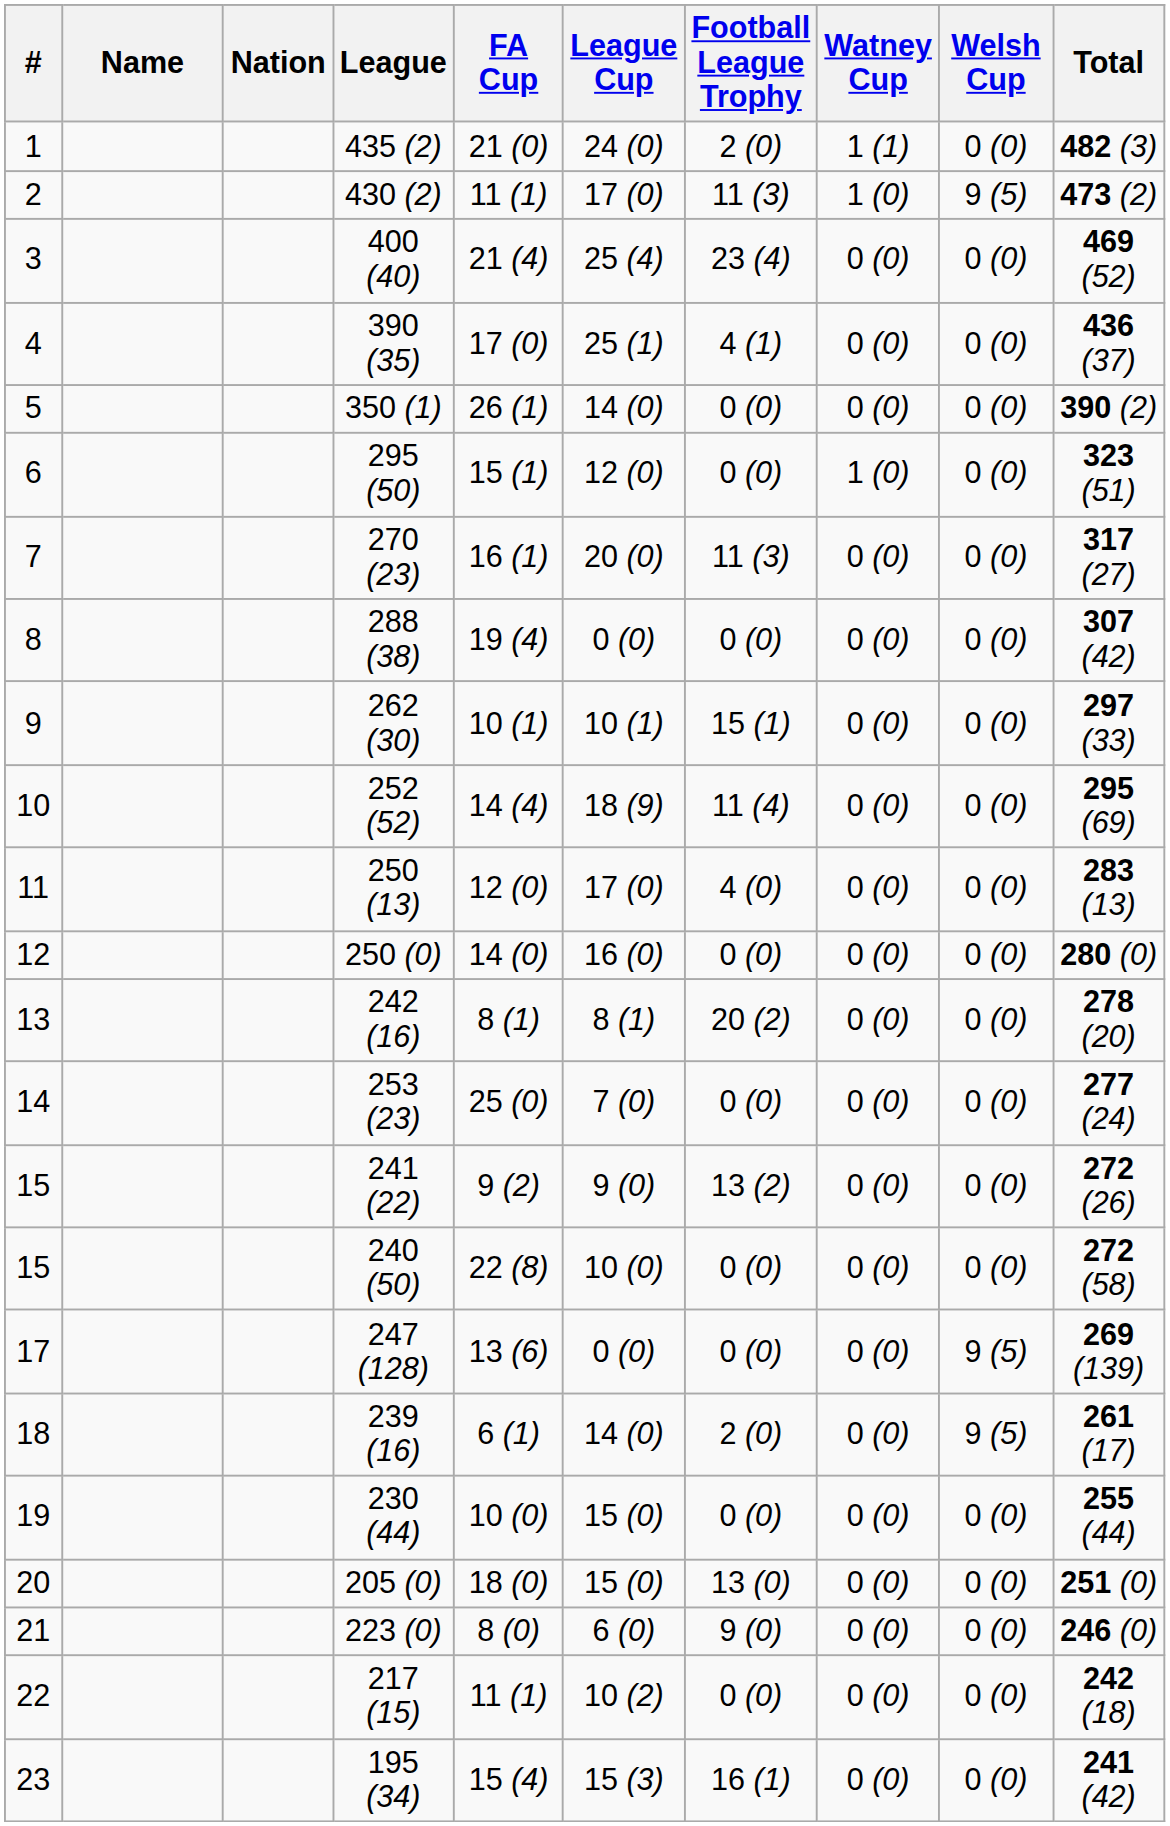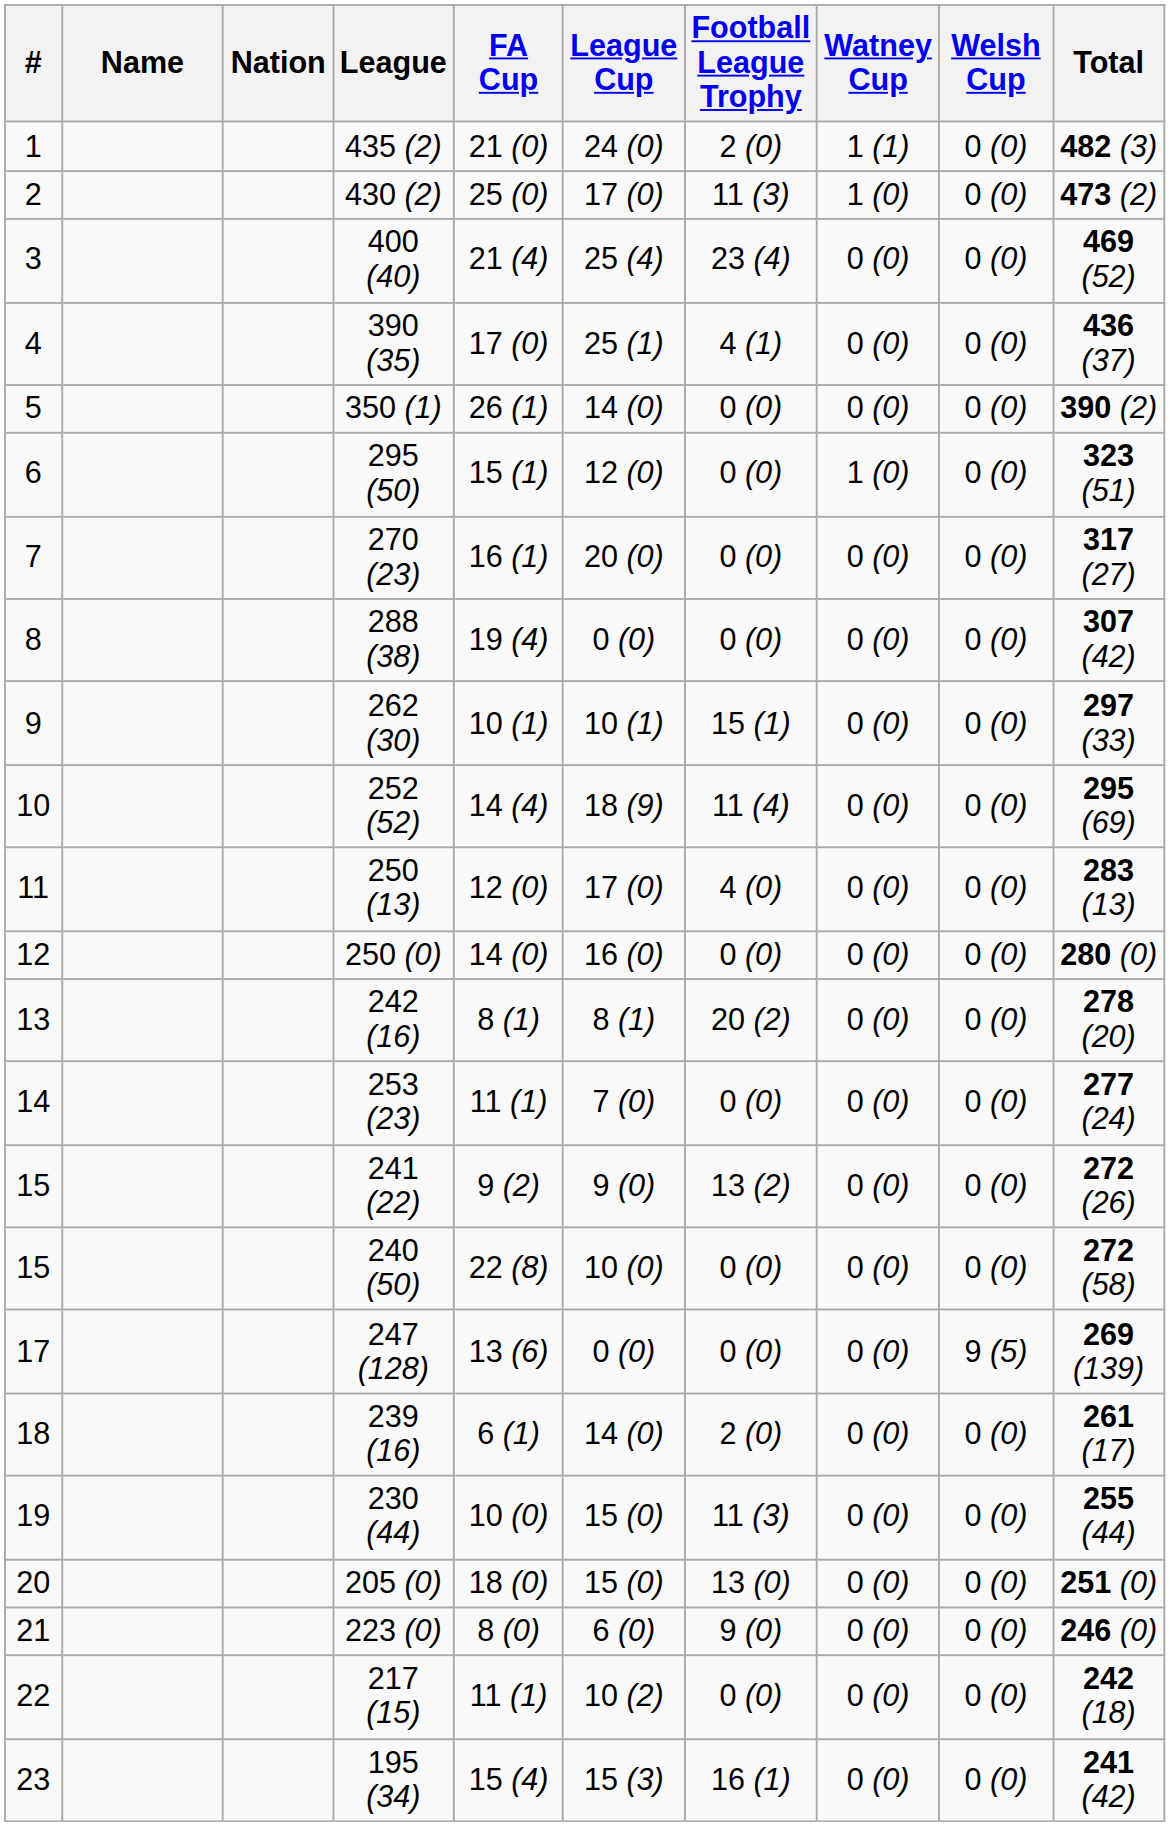(509, 194) 11 (1) -> (509, 194) 25 (0)
(996, 194) 9 (5) -> (996, 194) 0 (0)
(751, 557) 11 (3) -> (751, 557) 0 (0)
(509, 1102) 25 (0) -> (509, 1102) 11 (1)
(996, 1434) 9 (5) -> (996, 1434) 0 (0)
(751, 1516) 0 (0) -> (751, 1516) 11 (3)
